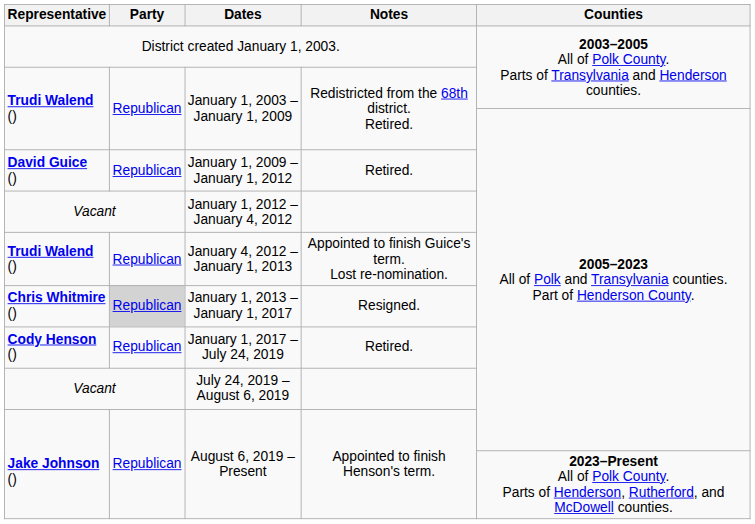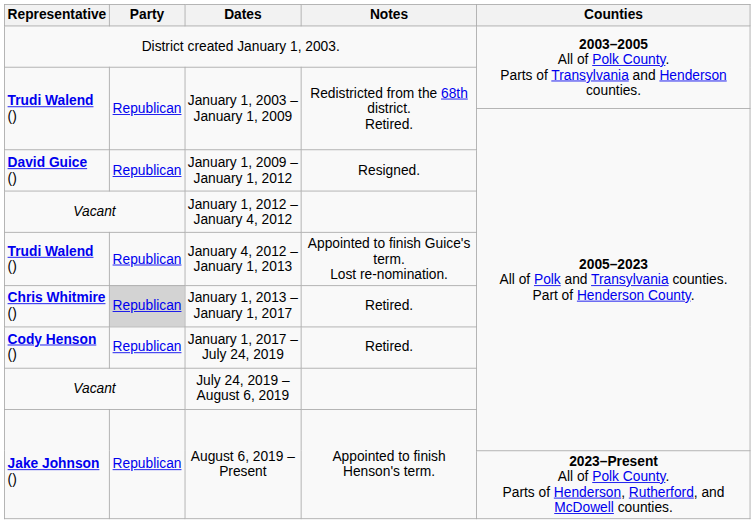(389, 170) Retired. -> (389, 170) Resigned.
(389, 306) Resigned. -> (389, 306) Retired.
